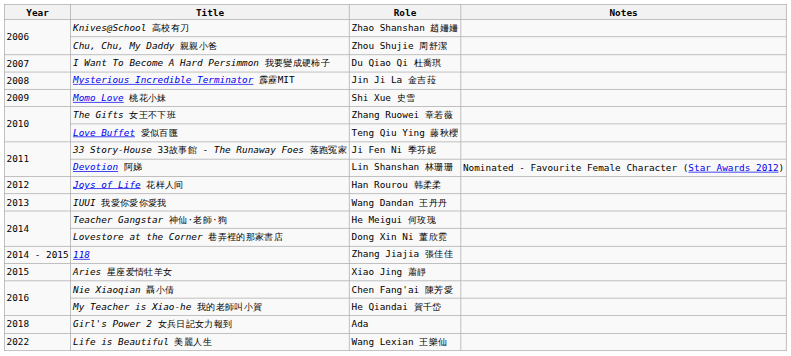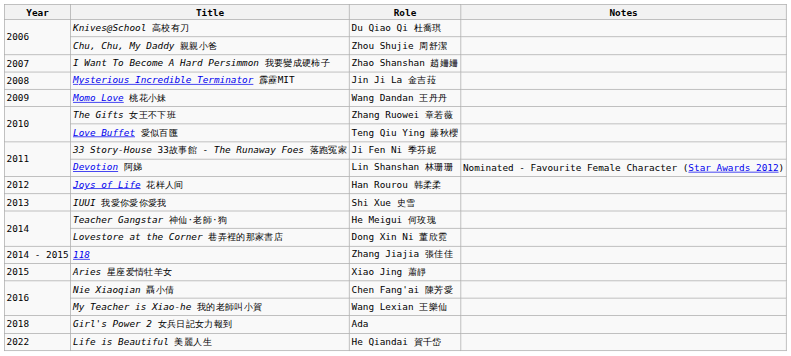(405, 28) Zhao Shanshan 趙姍姍 -> (397, 28) Du Qiao Qi 杜喬琪
(397, 63) Du Qiao Qi 杜喬琪 -> (405, 63) Zhao Shanshan 趙姍姍
(383, 98) Shi Xue 史雪 -> (399, 98) Wang Dandan 王丹丹
(399, 202) Wang Dandan 王丹丹 -> (383, 202) Shi Xue 史雪
(397, 307) He Qiandai 賀千岱 -> (399, 307) Wang Lexian 王樂仙
(399, 341) Wang Lexian 王樂仙 -> (397, 341) He Qiandai 賀千岱
